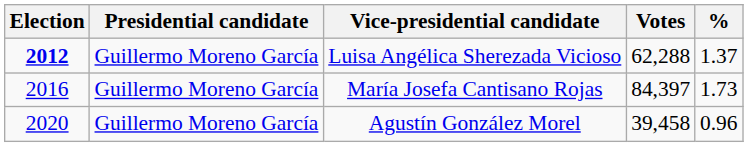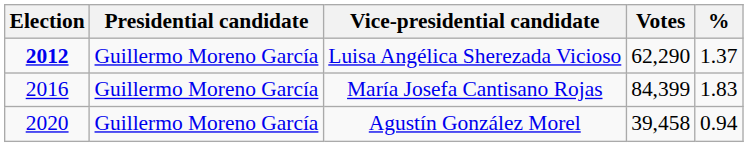(661, 55) 62,288 -> (661, 55) 62,290
(661, 89) 84,397 -> (661, 89) 84,399
(719, 89) 1.73 -> (719, 89) 1.83
(719, 123) 0.96 -> (719, 123) 0.94
